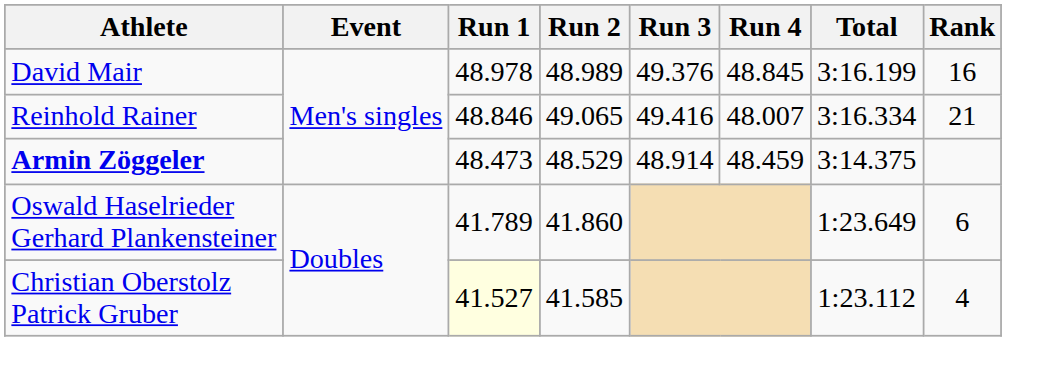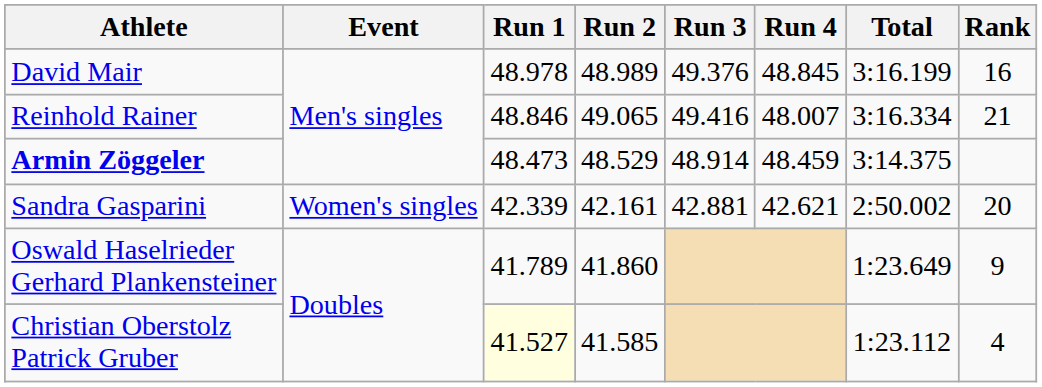+ row: (109, 205)
(962, 221) 6 -> (997, 265) 9
